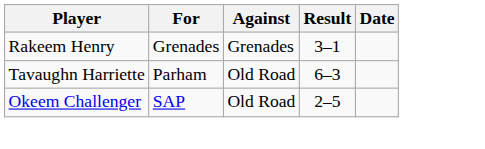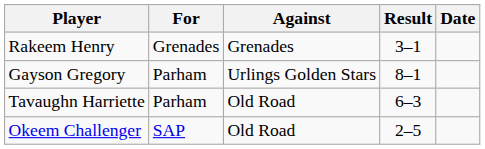+ row: (67, 74)
